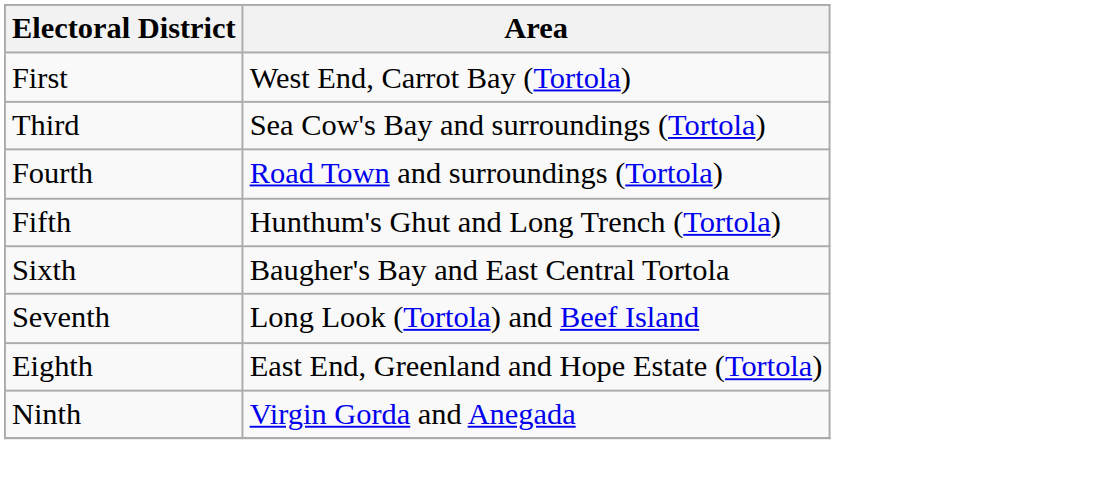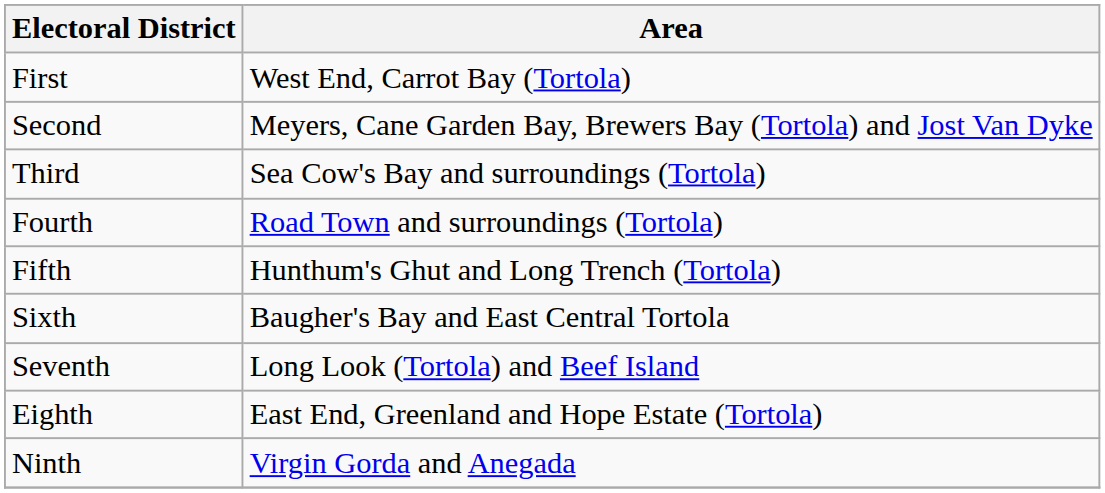+ row: (57, 125)
